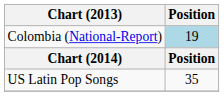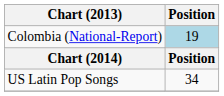(192, 79) 35 -> (192, 79) 34
